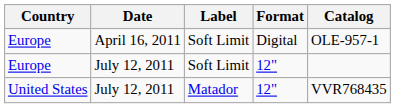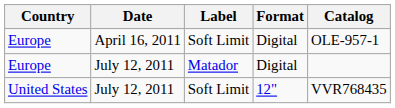(218, 65) Soft Limit -> (213, 65) Matador
(267, 65) 12" -> (277, 65) Digital
(213, 89) Matador -> (218, 89) Soft Limit
